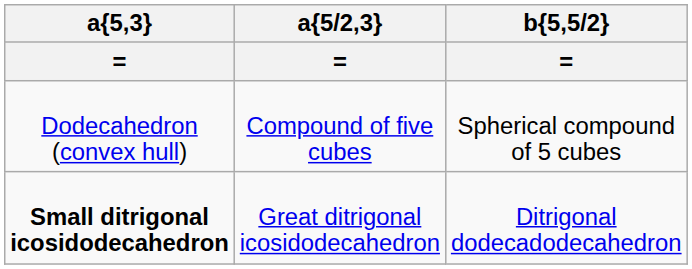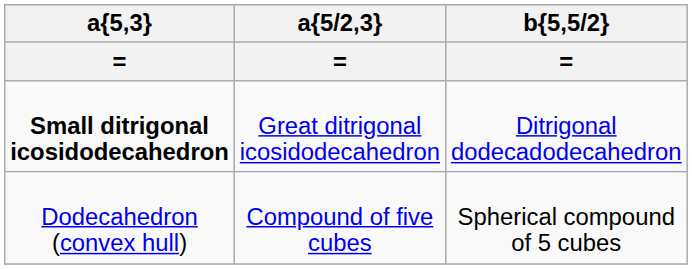rows swapped: (120, 230) <-> (120, 139)
